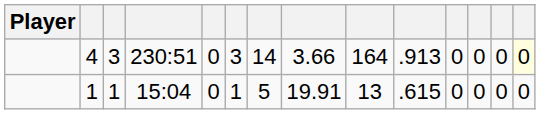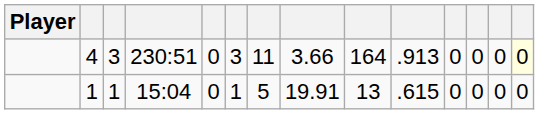(264, 56) 14 -> (263, 56) 11
